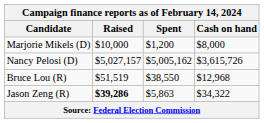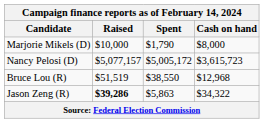(160, 45) $1,200 -> (160, 45) $1,790
(118, 61) $5,027,157 -> (118, 61) $5,077,157
(169, 61) $5,005,162 -> (169, 61) $5,005,172
(220, 61) $3,615,726 -> (220, 61) $3,615,723
